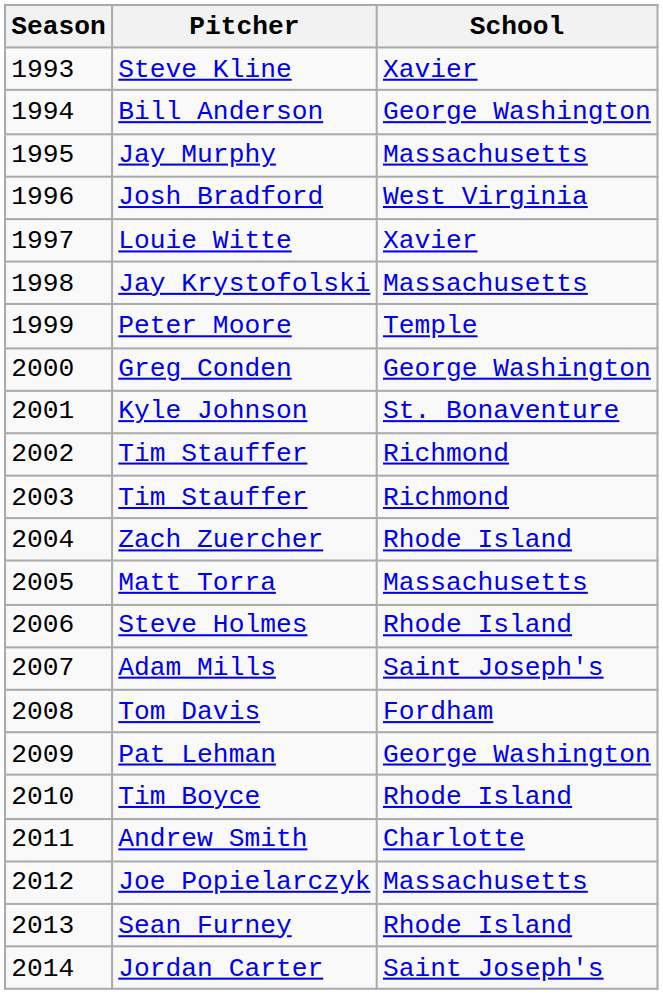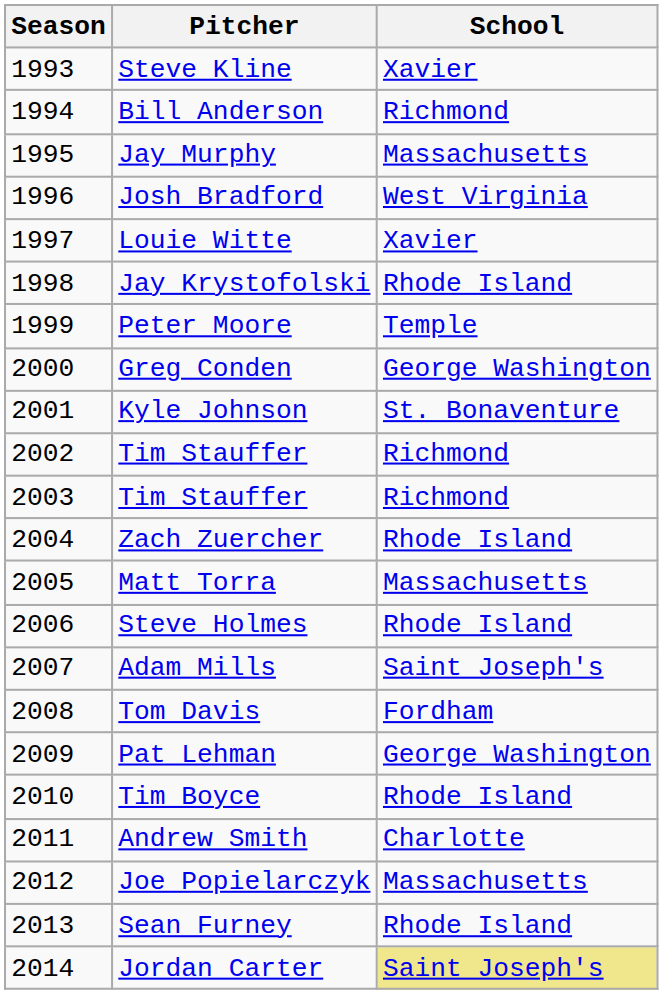(517, 112) George Washington -> (446, 112) Richmond
(485, 283) Massachusetts -> (478, 283) Rhode Island
(493, 968) no background -> (493, 968) khaki background
